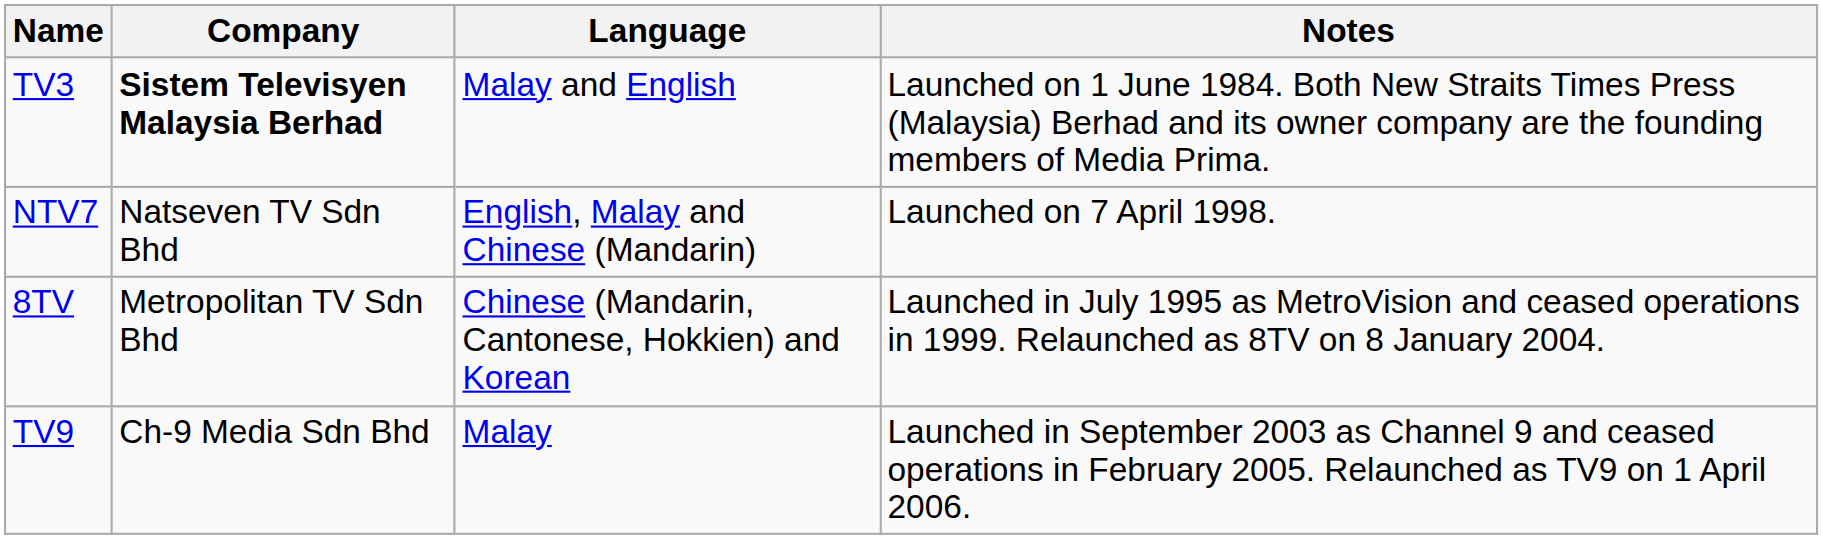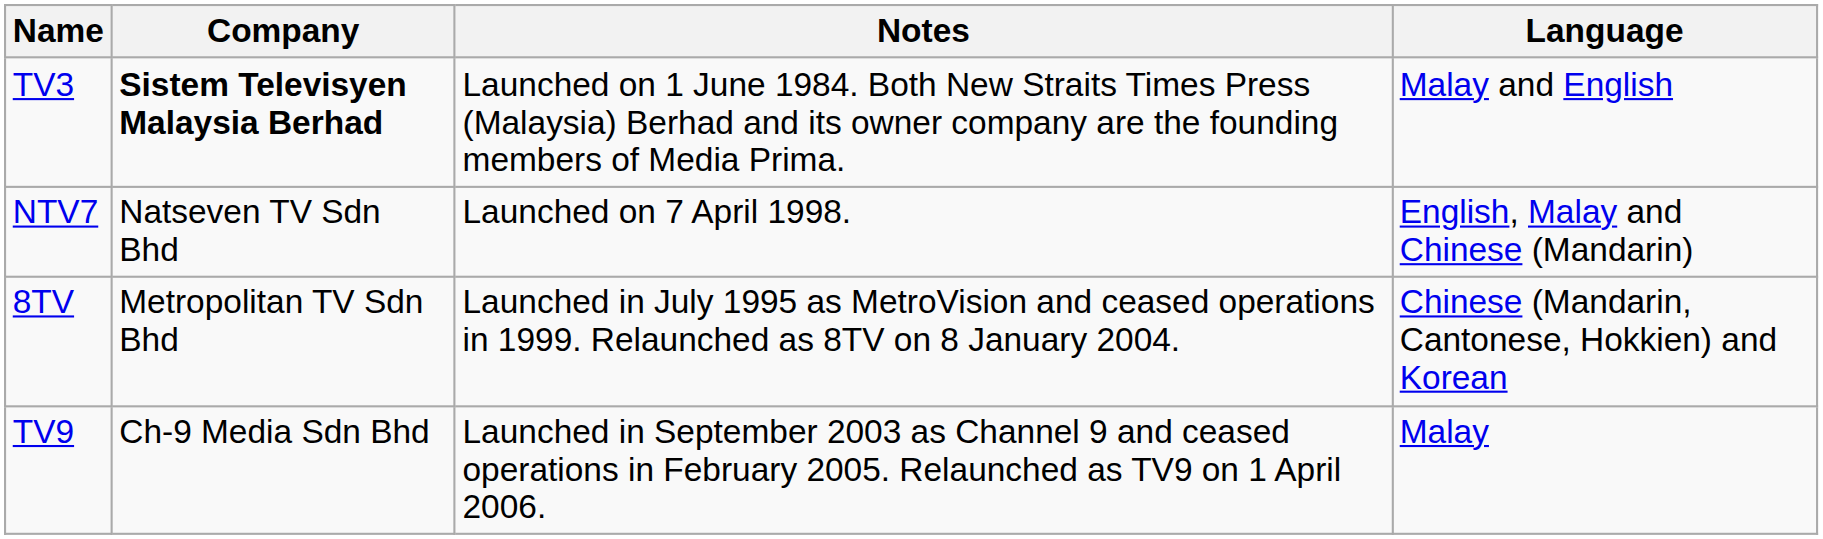columns swapped: (667, 31) <-> (1348, 31)
